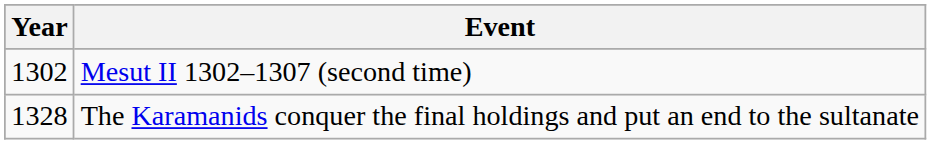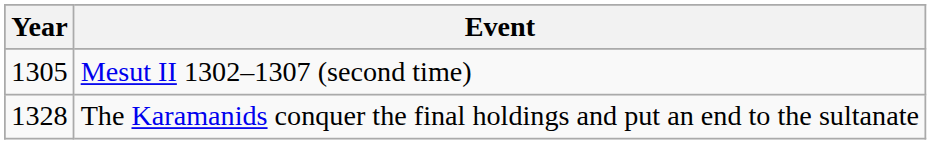(40, 71) 1302 -> (40, 71) 1305
